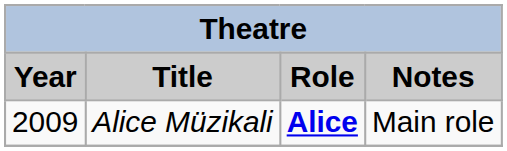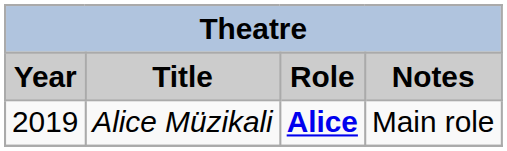(45, 123) 2009 -> (45, 123) 2019
